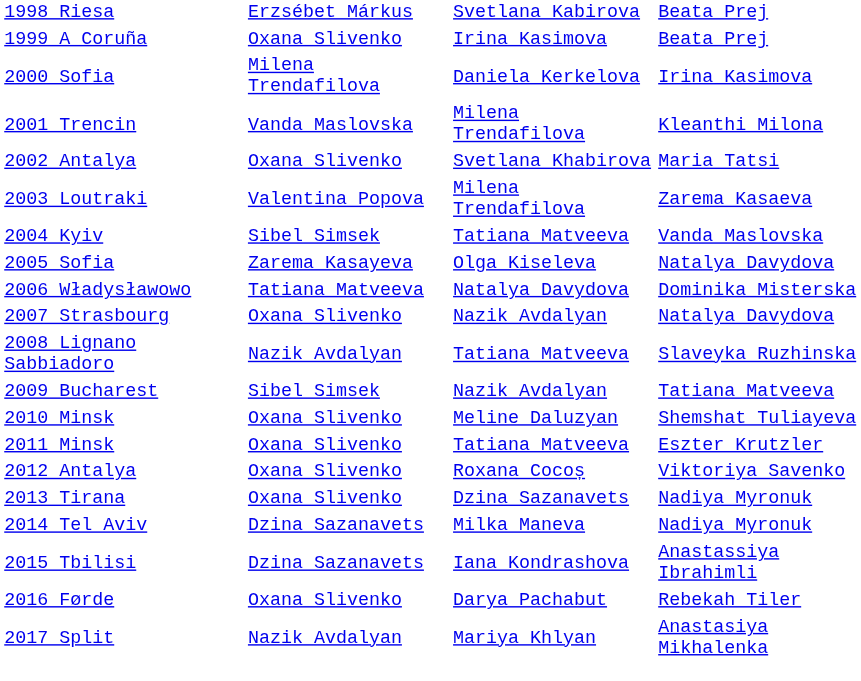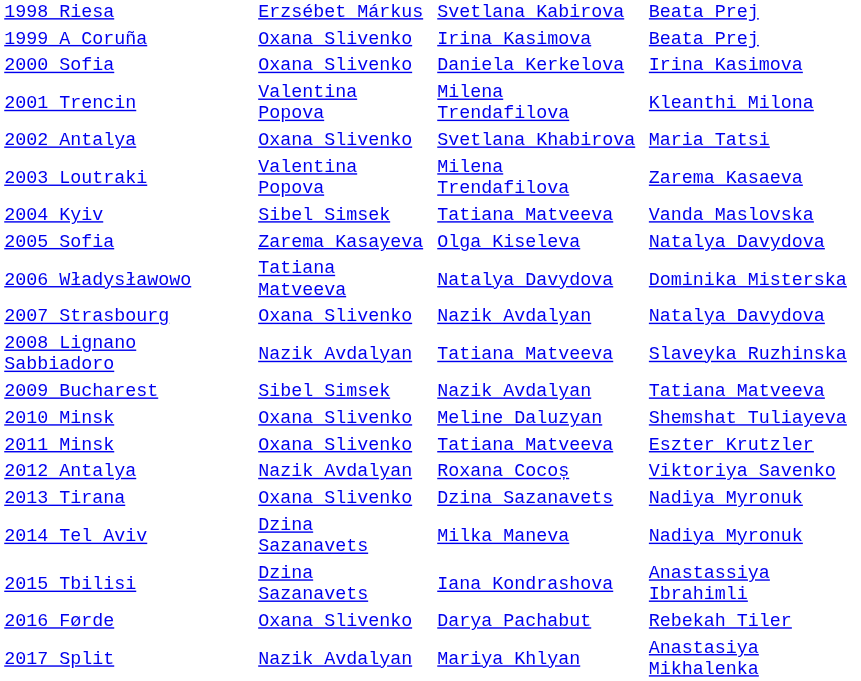(314, 76) Milena Trendafilova -> (335, 65) Oxana Slivenko
(330, 124) Vanda Maslovska -> (308, 103) Valentina Popova
(325, 471) Oxana Slivenko -> (335, 471) Nazik Avdalyan
